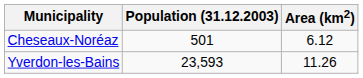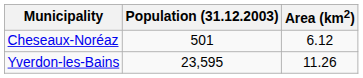(202, 62) 23,593 -> (202, 62) 23,595
